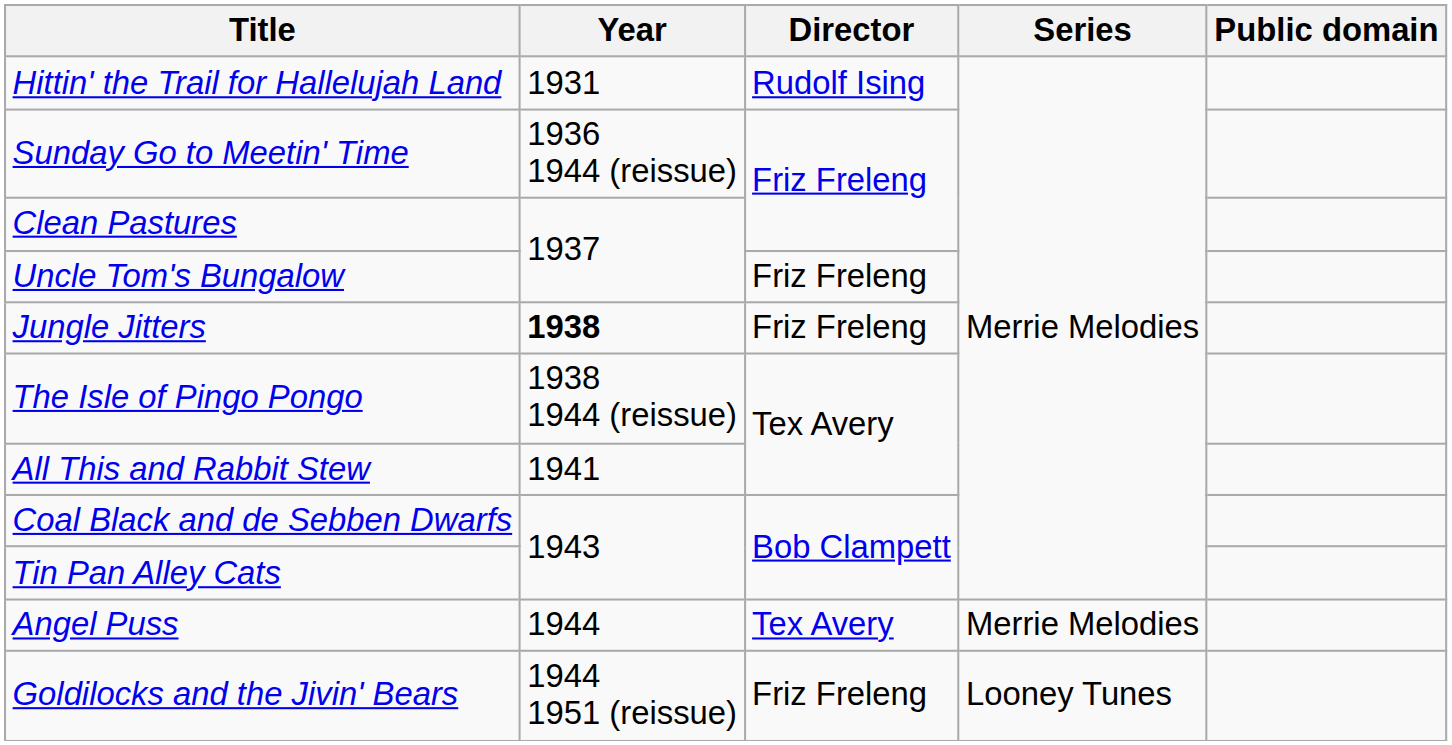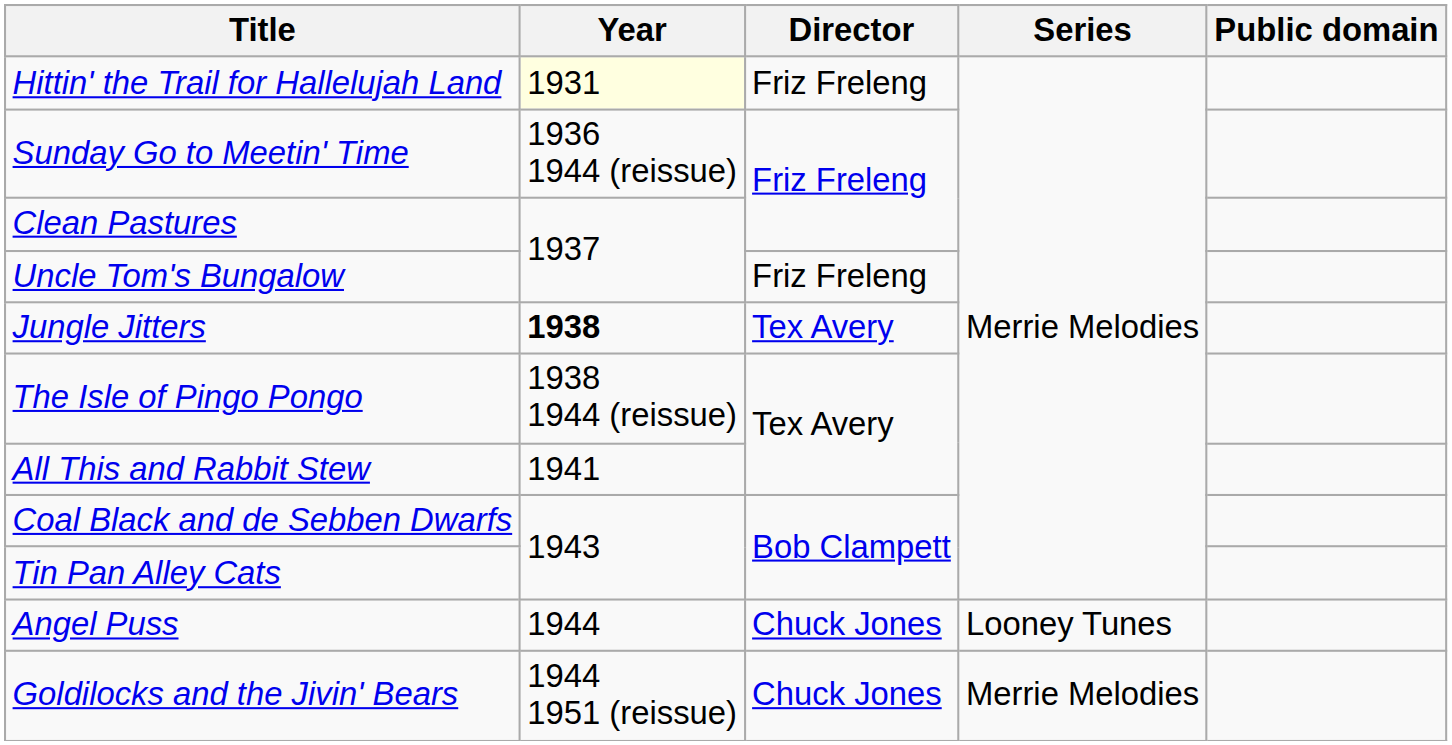(564, 82) no background -> (564, 82) lightyellow background
(839, 82) Rudolf Ising -> (840, 82) Friz Freleng
(840, 327) Friz Freleng -> (823, 327) Tex Avery
(823, 624) Tex Avery -> (847, 624) Chuck Jones
(1083, 624) Merrie Melodies -> (1069, 624) Looney Tunes
(840, 694) Friz Freleng -> (847, 694) Chuck Jones
(1069, 694) Looney Tunes -> (1083, 694) Merrie Melodies
